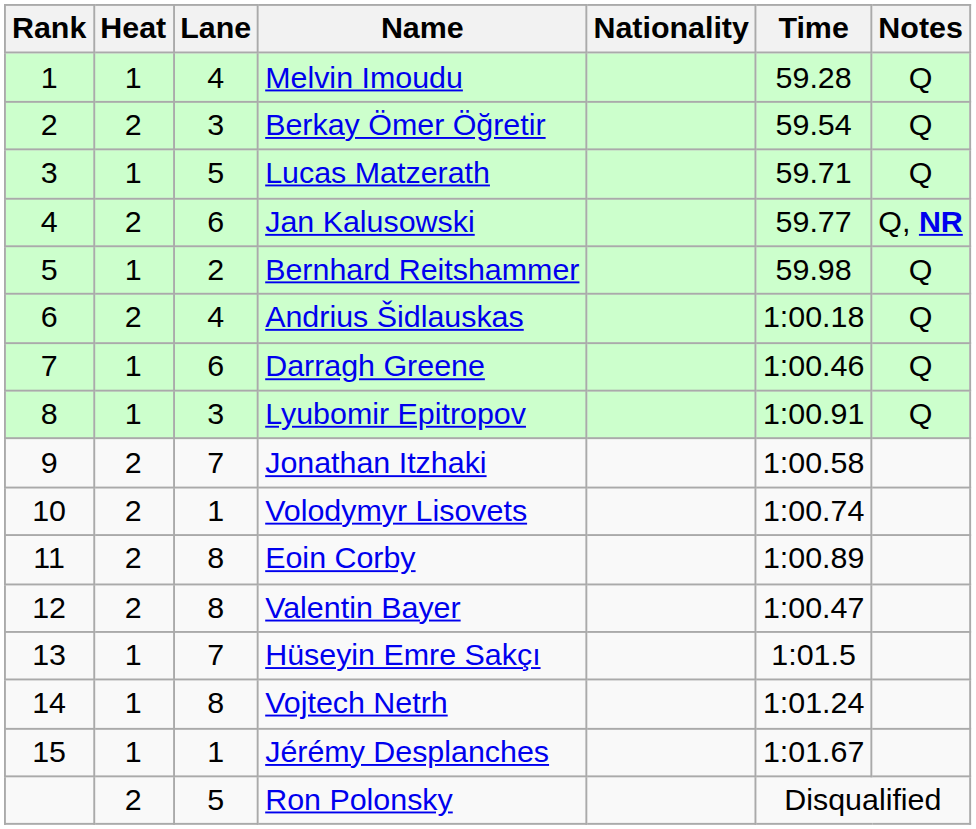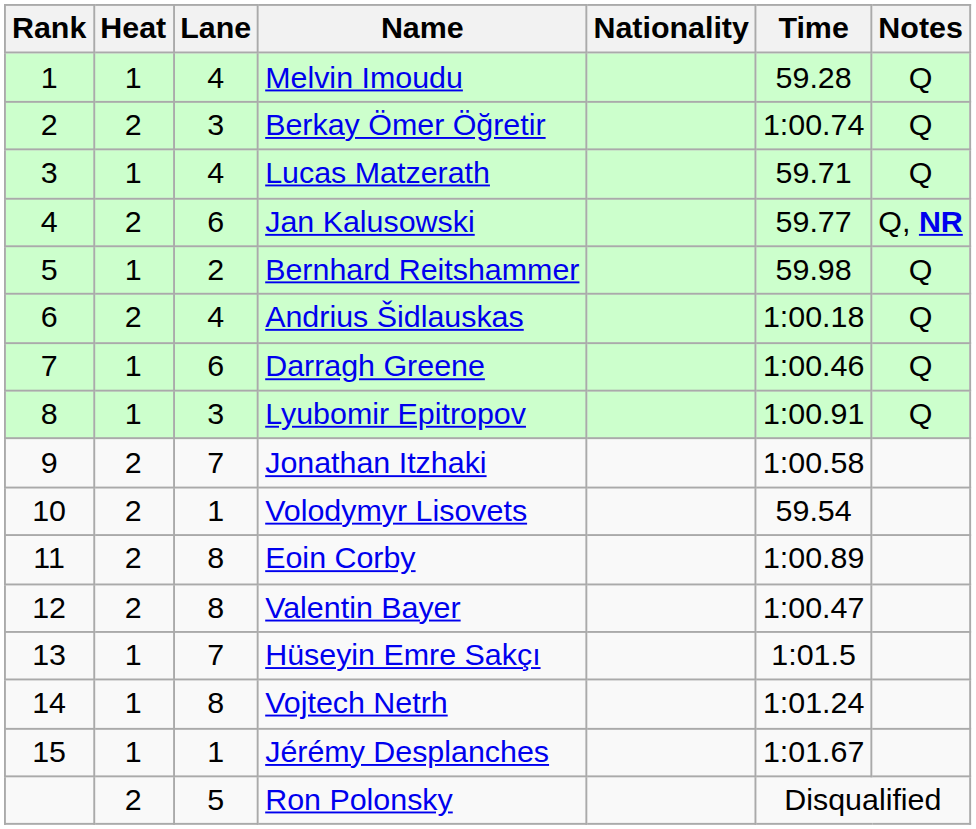(814, 125) 59.54 -> (814, 125) 1:00.74
(216, 173) 5 -> (216, 173) 4
(814, 510) 1:00.74 -> (814, 510) 59.54
